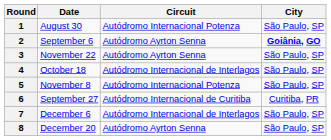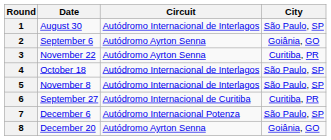(171, 26) Autódromo Internacional Potenza -> (181, 26) Autódromo Internacional de Interlagos
(294, 40) bold -> (294, 40) normal
(294, 55) São Paulo, SP -> (294, 55) Curitiba, PR
(171, 84) Autódromo Internacional Potenza -> (181, 84) Autódromo Internacional de Interlagos
(181, 113) Autódromo Internacional de Interlagos -> (171, 113) Autódromo Internacional Potenza
(294, 128) São Paulo, SP -> (294, 128) Goiânia, GO
